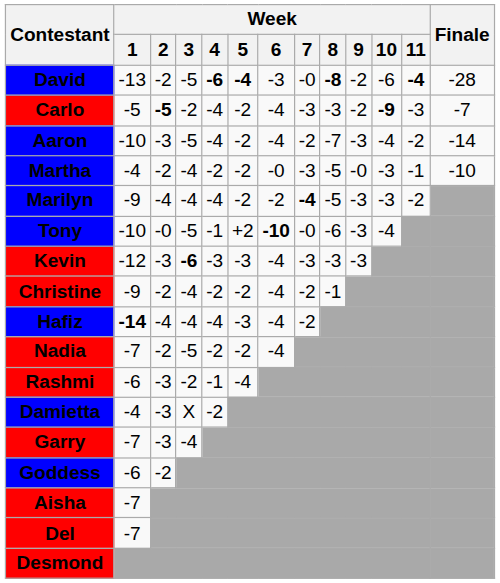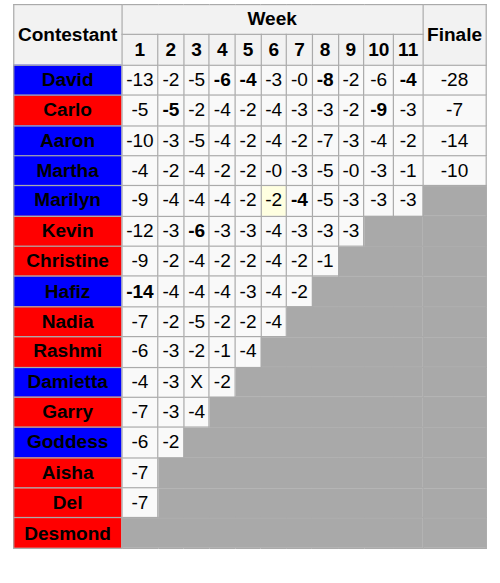(276, 200) no background -> (274, 200) lightyellow background
(416, 200) -2 -> (408, 200) -3
- row: (60, 230)
